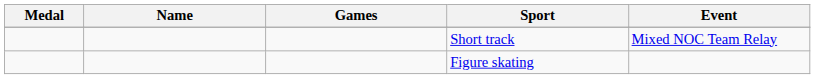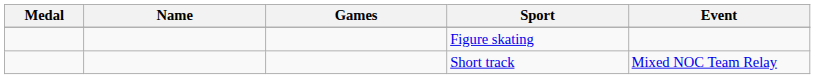rows swapped: (482, 39) <-> (492, 62)
